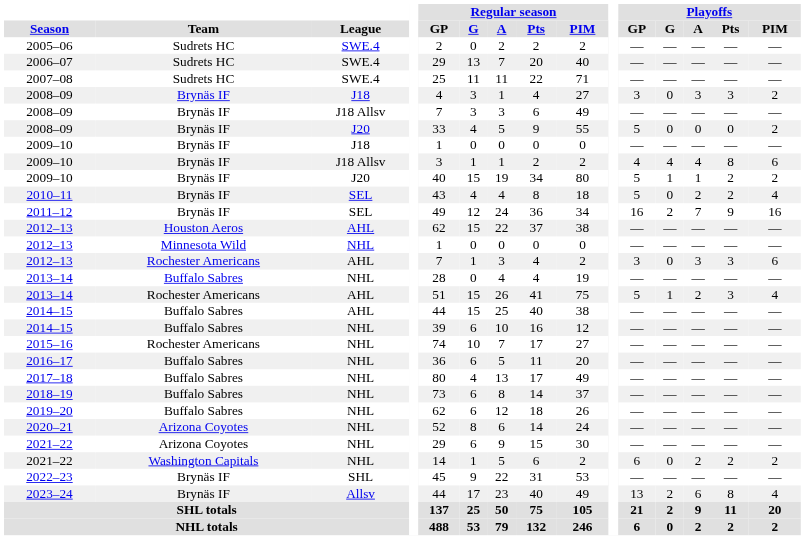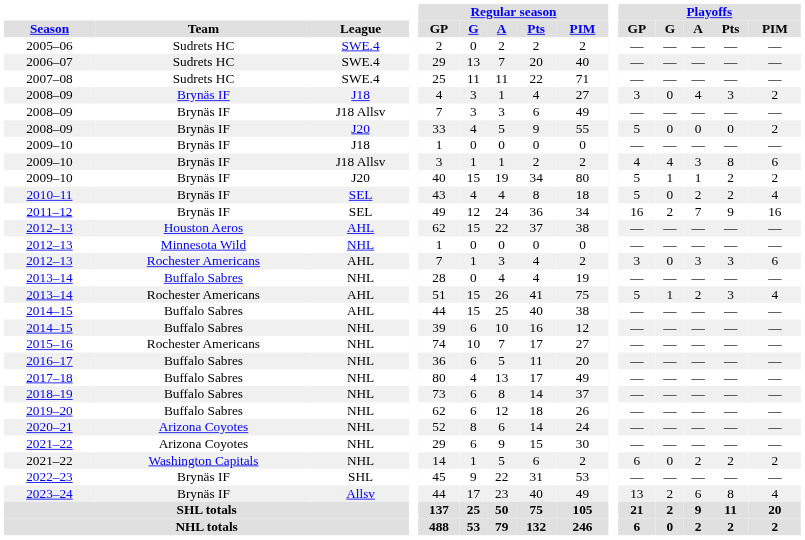(698, 95) 3 -> (698, 95) 4
(698, 161) 4 -> (698, 161) 3
